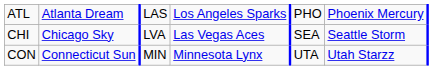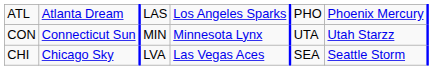rows swapped: (18, 34) <-> (22, 55)
